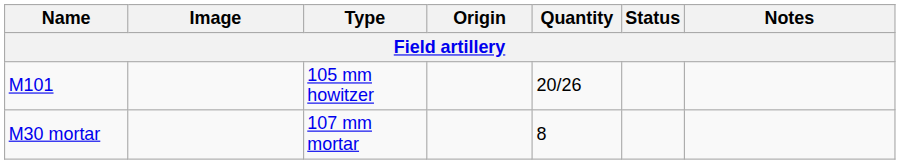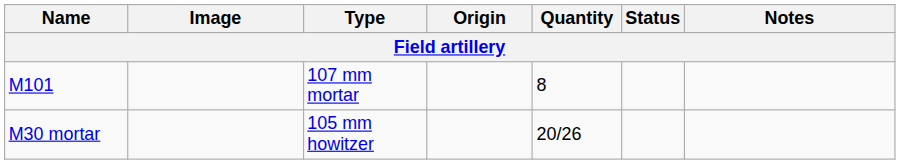(341, 85) 105 mm howitzer -> (340, 85) 107 mm mortar
(559, 85) 20/26 -> (542, 85) 8
(340, 134) 107 mm mortar -> (341, 134) 105 mm howitzer
(542, 134) 8 -> (559, 134) 20/26
